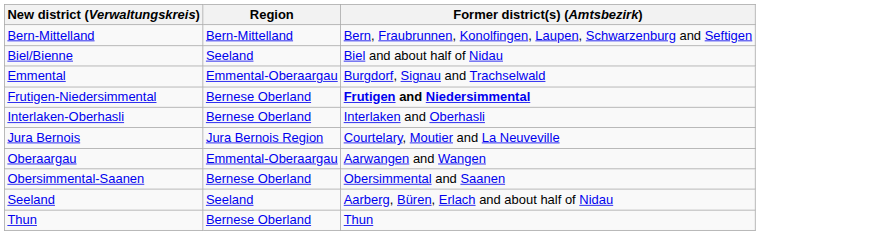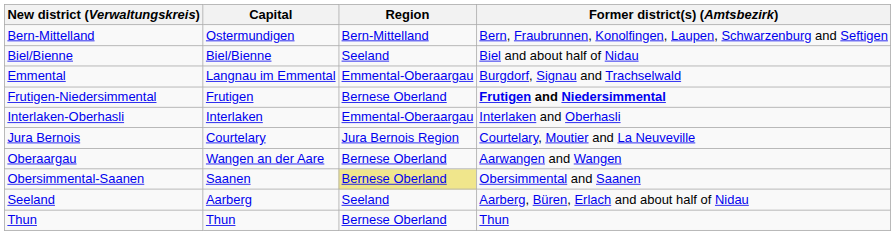+ column: (271, 14)
(258, 117) Bernese Oberland -> (407, 117) Emmental-Oberaargau
(272, 158) Emmental-Oberaargau -> (394, 158) Bernese Oberland
(258, 179) no background -> (394, 179) khaki background
